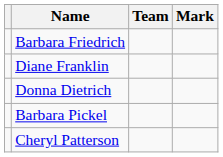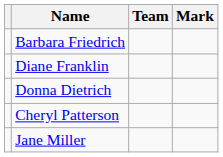- row: (61, 115)
+ row: (50, 139)
